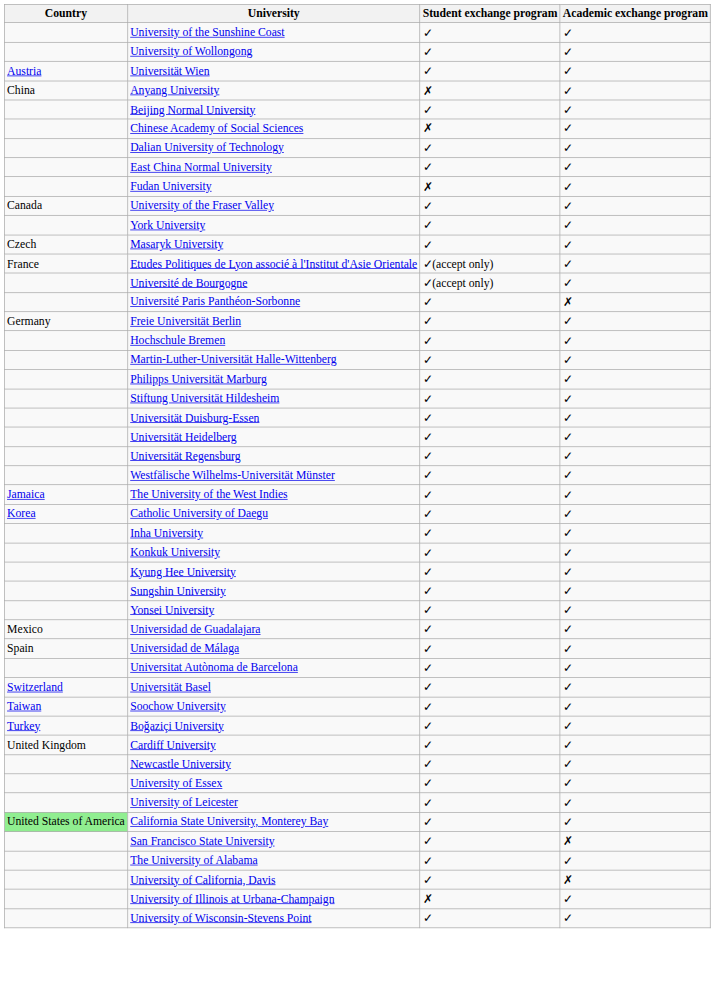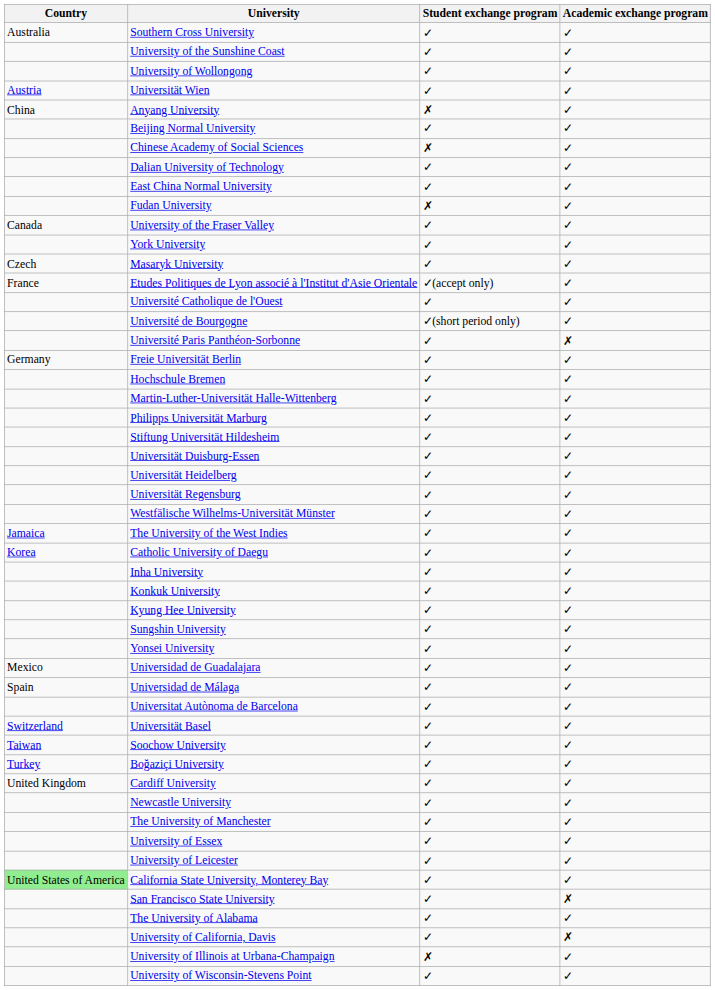+ row: (192, 32)
+ row: (206, 302)
(458, 283) ✓(accept only) -> (471, 321) ✓(short period only)
+ row: (200, 822)
